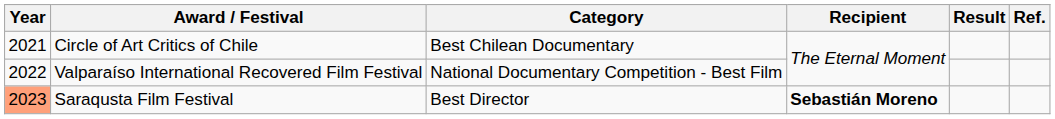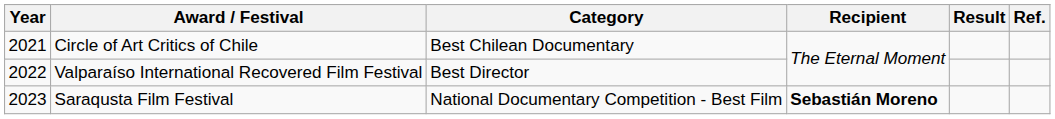(606, 72) National Documentary Competition - Best Film -> (480, 72) Best Director
(28, 99) lightsalmon background -> (28, 99) no background
(480, 99) Best Director -> (606, 99) National Documentary Competition - Best Film
